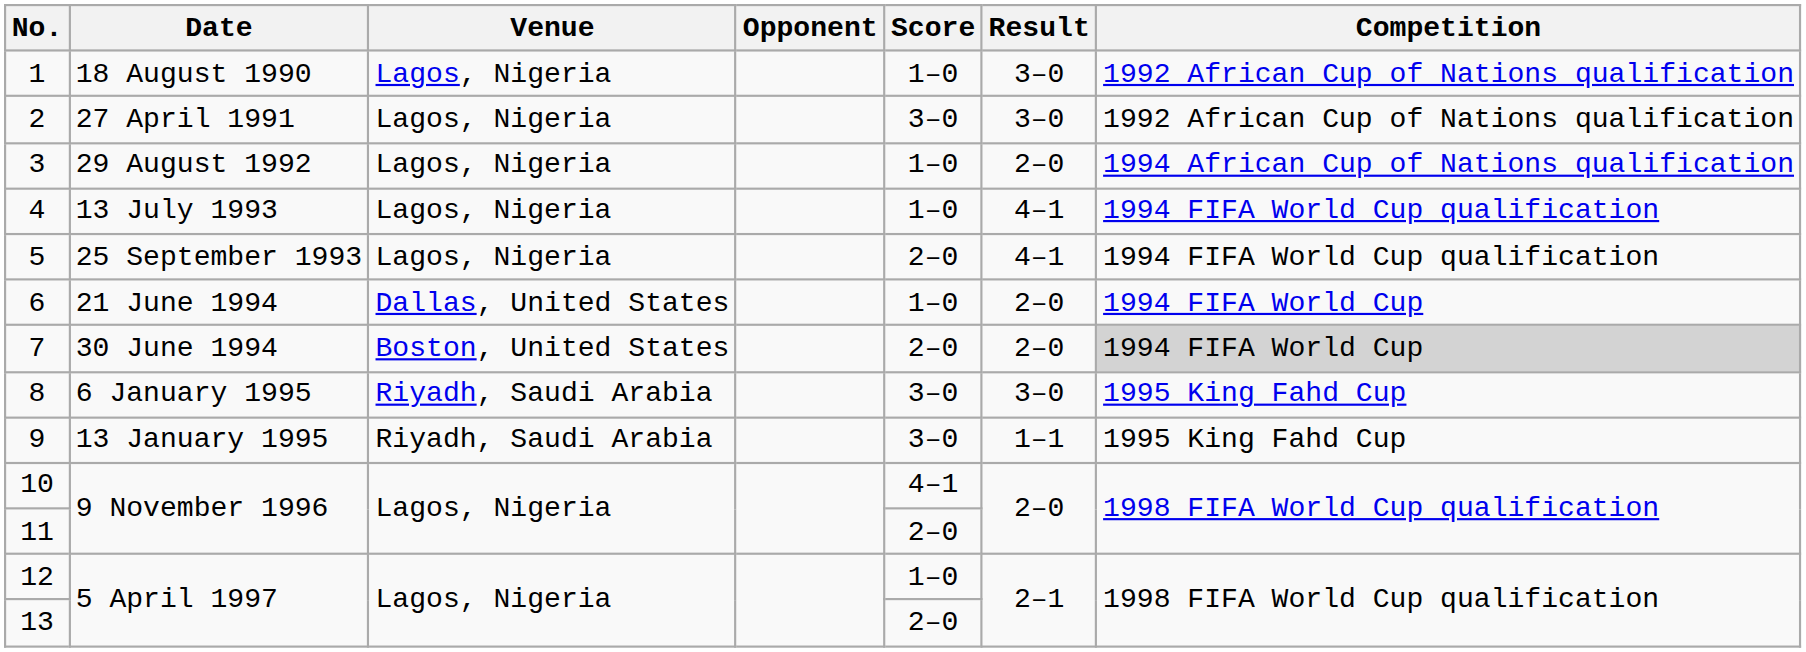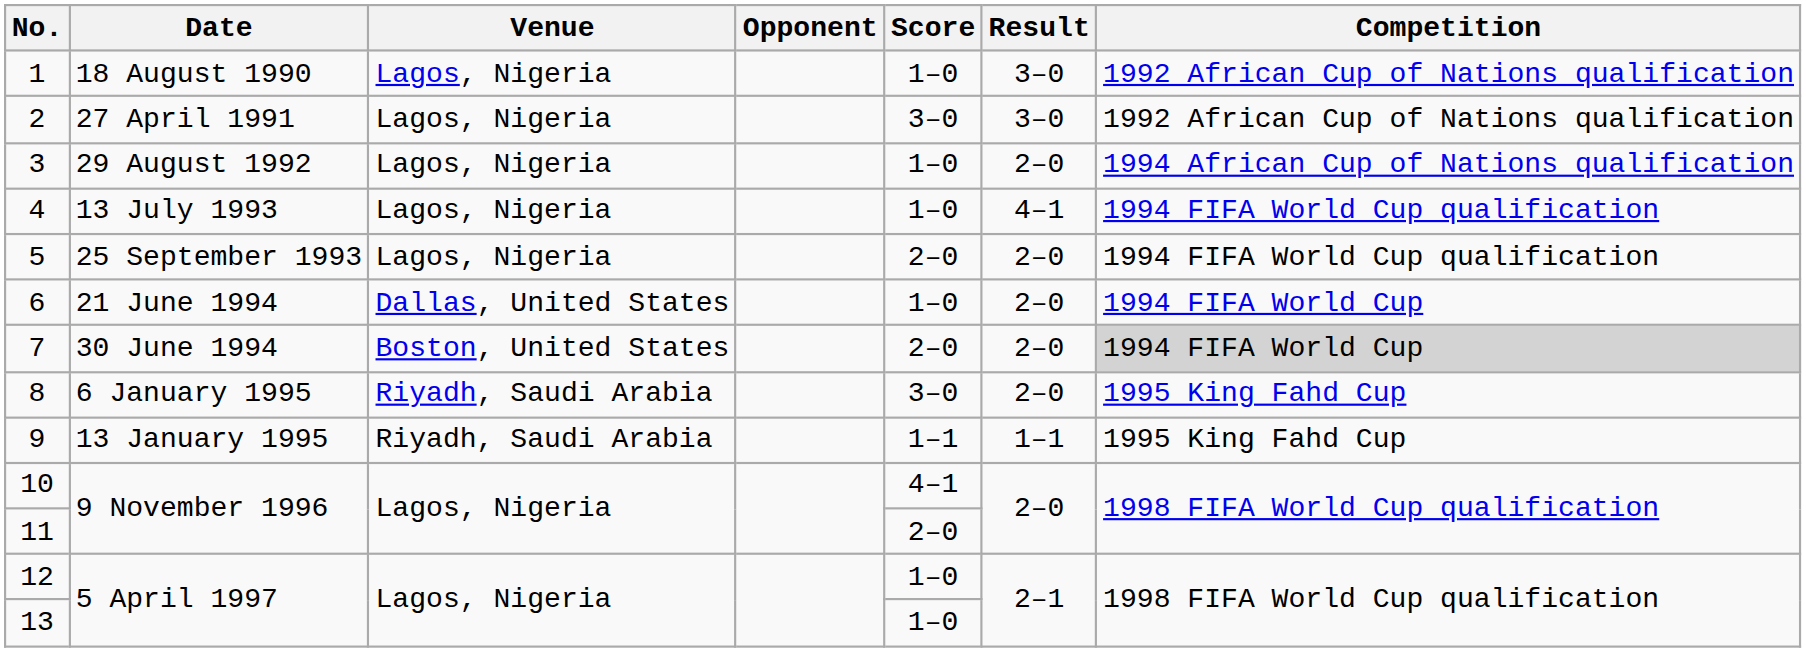(1039, 257) 4–1 -> (1039, 257) 2–0
(1039, 394) 3–0 -> (1039, 394) 2–0
(933, 440) 3–0 -> (933, 440) 1–1
(933, 623) 2–0 -> (933, 623) 1–0
